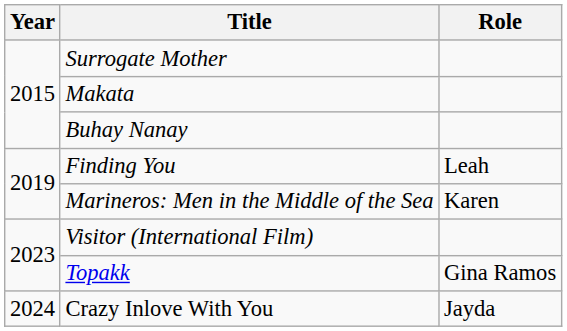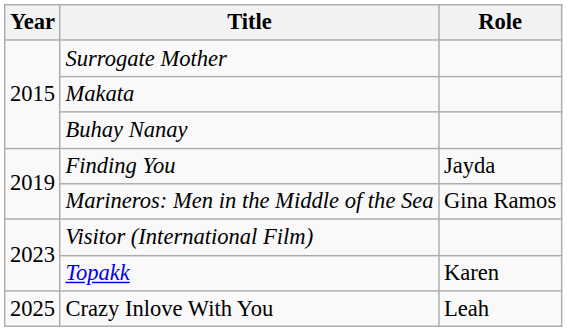(467, 165) Leah -> (470, 165) Jayda
(472, 201) Karen -> (500, 201) Gina Ramos
(500, 272) Gina Ramos -> (472, 272) Karen
(32, 308) 2024 -> (32, 308) 2025
(470, 308) Jayda -> (467, 308) Leah
